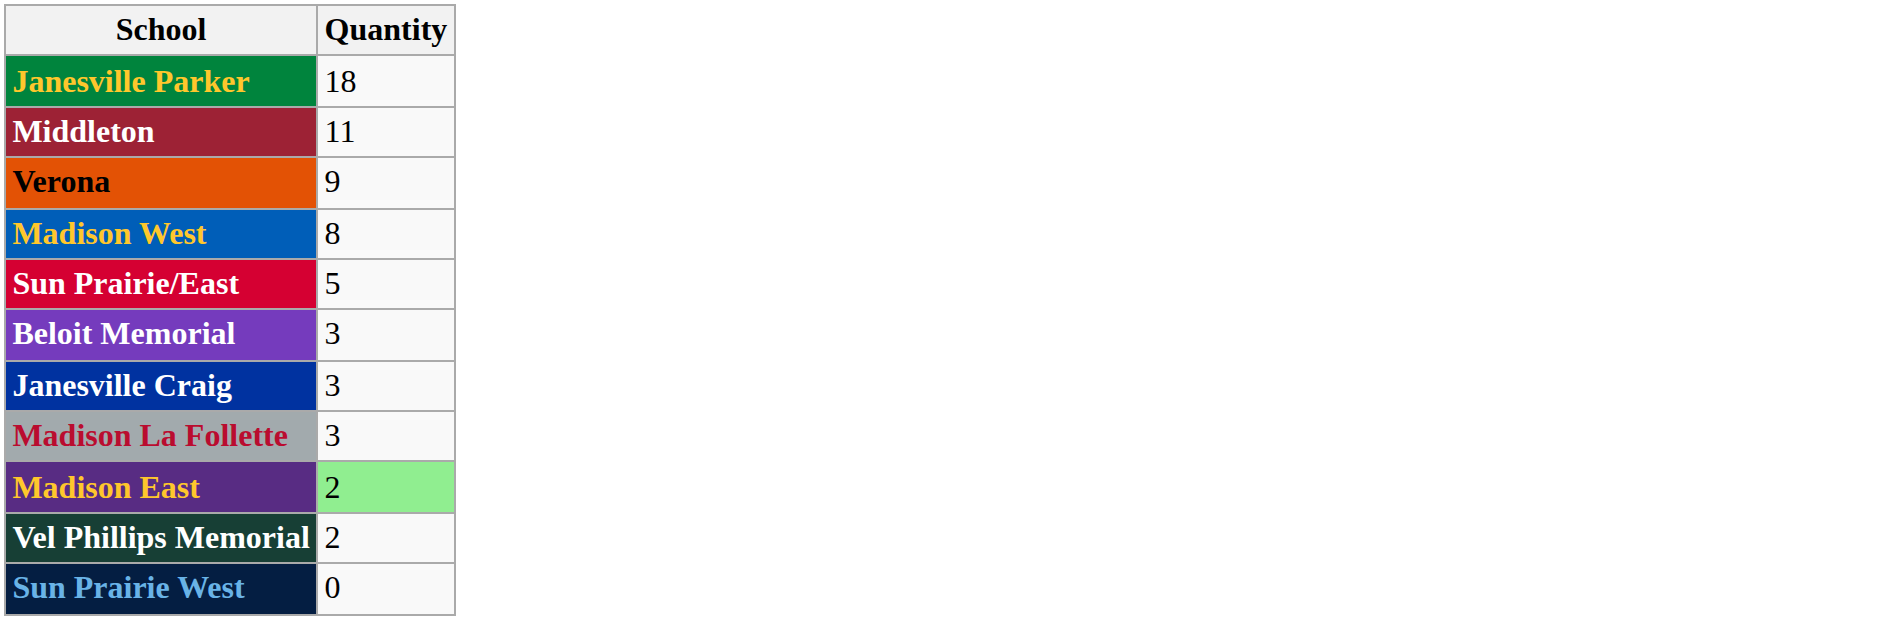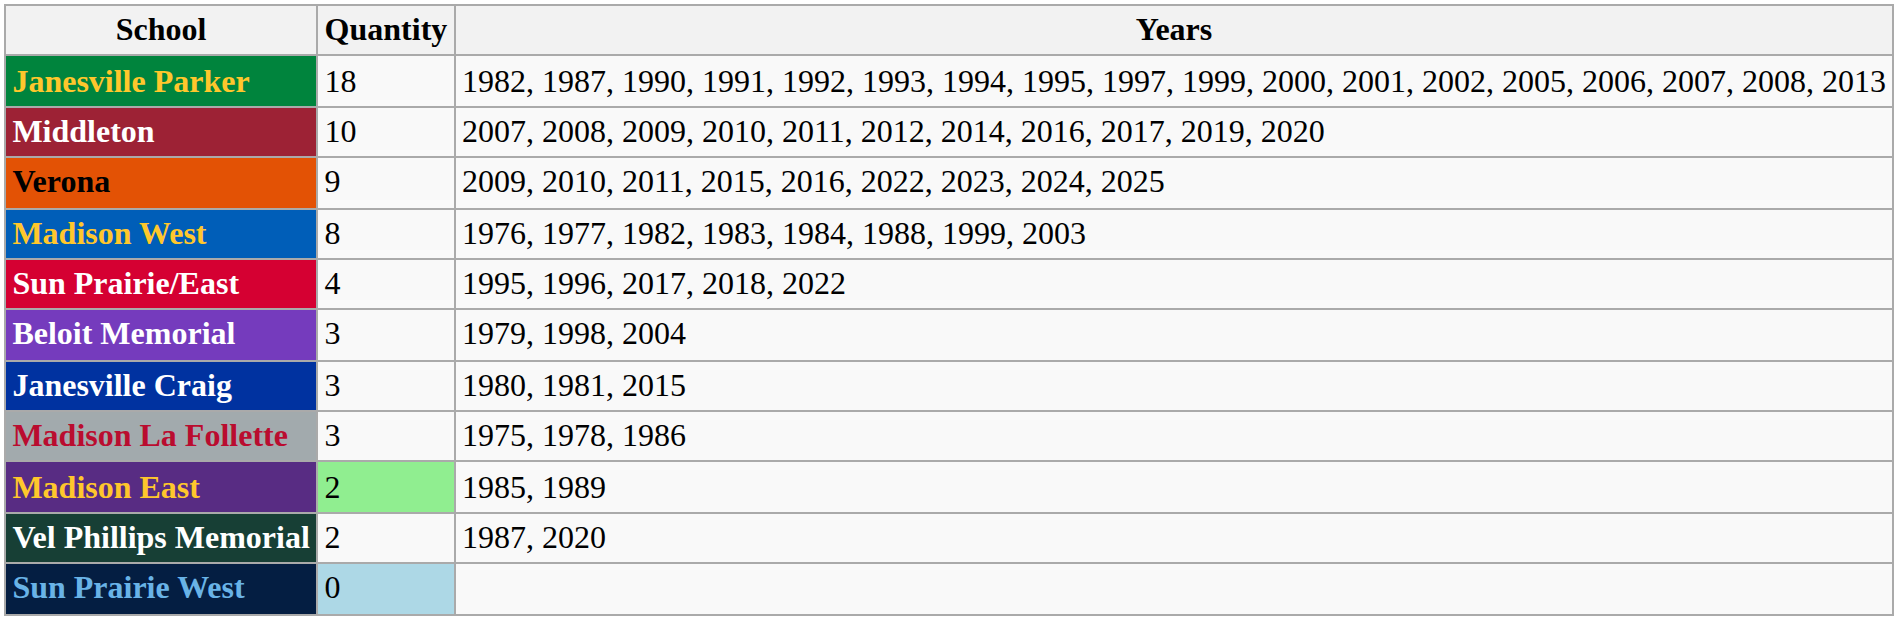+ column: (1174, 29)
(340, 131) 11 -> (341, 131) 10
(333, 283) 5 -> (333, 283) 4
(333, 588) no background -> (333, 588) lightblue background
